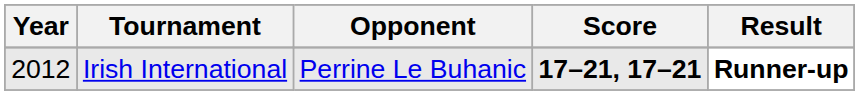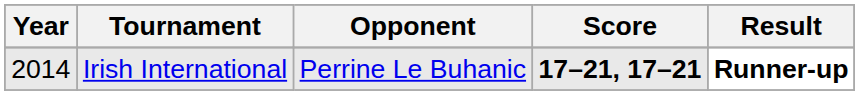(41, 68) 2012 -> (41, 68) 2014
